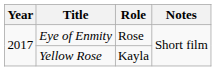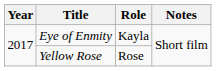(131, 35) Rose -> (133, 35) Kayla
(133, 55) Kayla -> (131, 55) Rose
